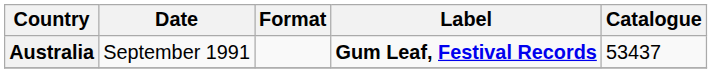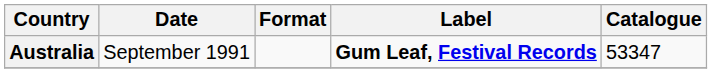(634, 51) 53437 -> (634, 51) 53347
